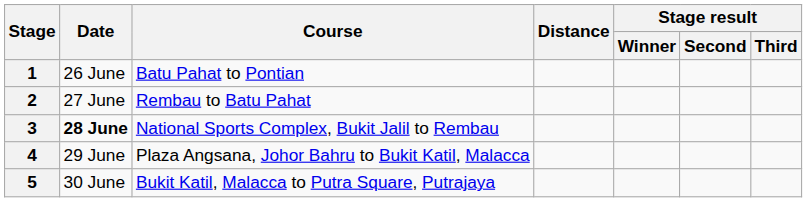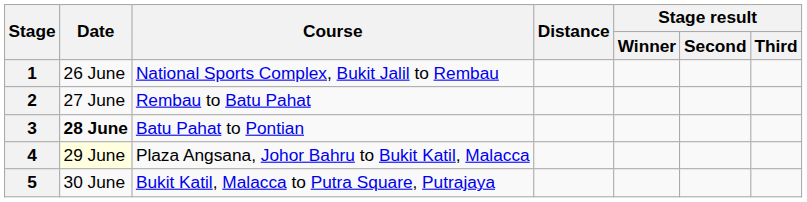(220, 73) Batu Pahat to Pontian -> (317, 73) National Sports Complex, Bukit Jalil to Rembau
(317, 127) National Sports Complex, Bukit Jalil to Rembau -> (220, 127) Batu Pahat to Pontian
(94, 155) no background -> (94, 155) lightyellow background
